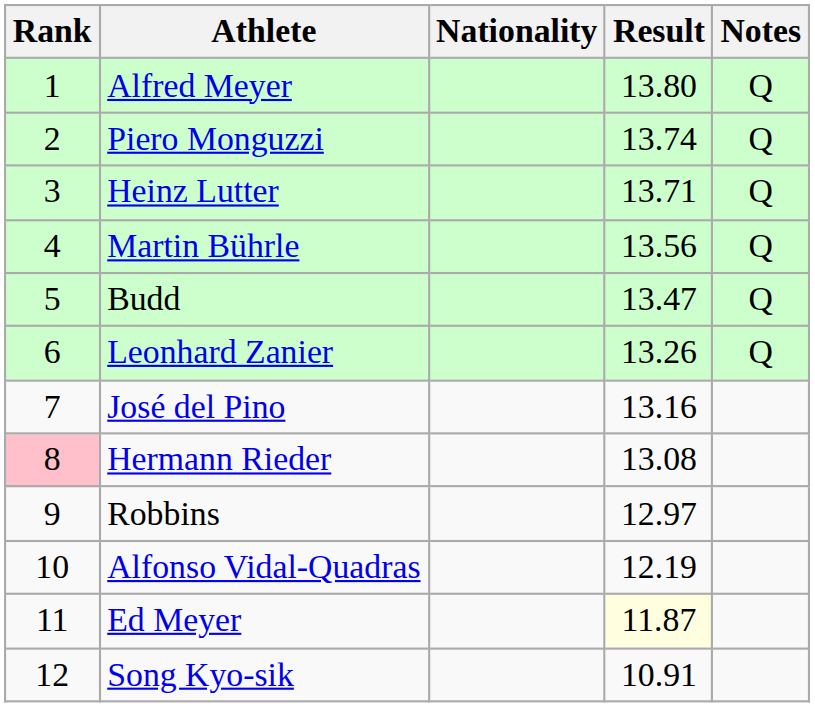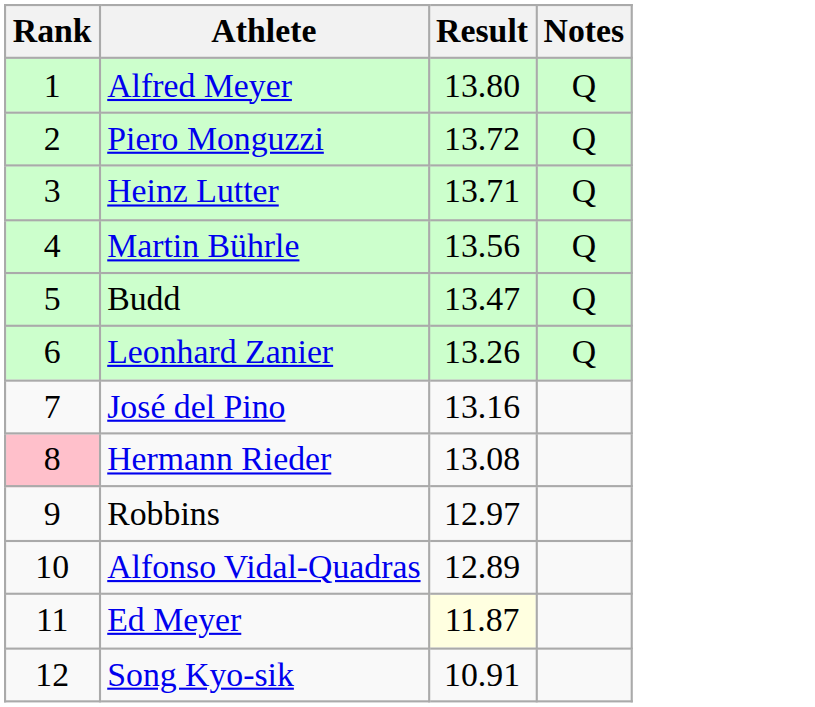- column: (517, 31)
(659, 138) 13.74 -> (482, 138) 13.72
(659, 566) 12.19 -> (482, 566) 12.89
